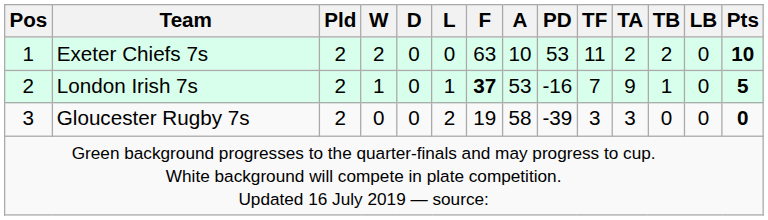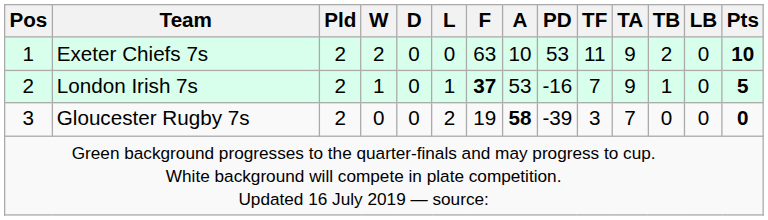(630, 53) 2 -> (630, 53) 9
(520, 119) normal -> (520, 119) bold
(630, 119) 3 -> (630, 119) 7
